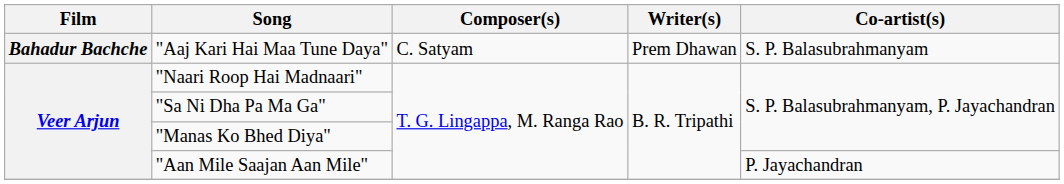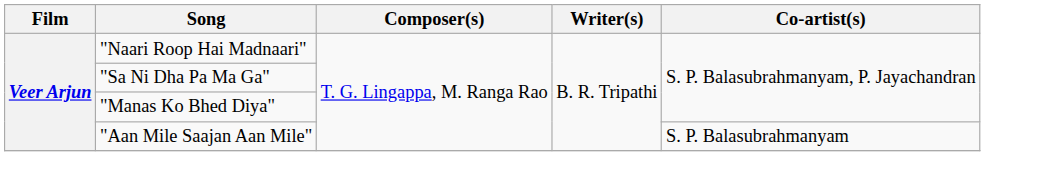- row: (272, 48)
(804, 164) P. Jayachandran -> (757, 135) S. P. Balasubrahmanyam
